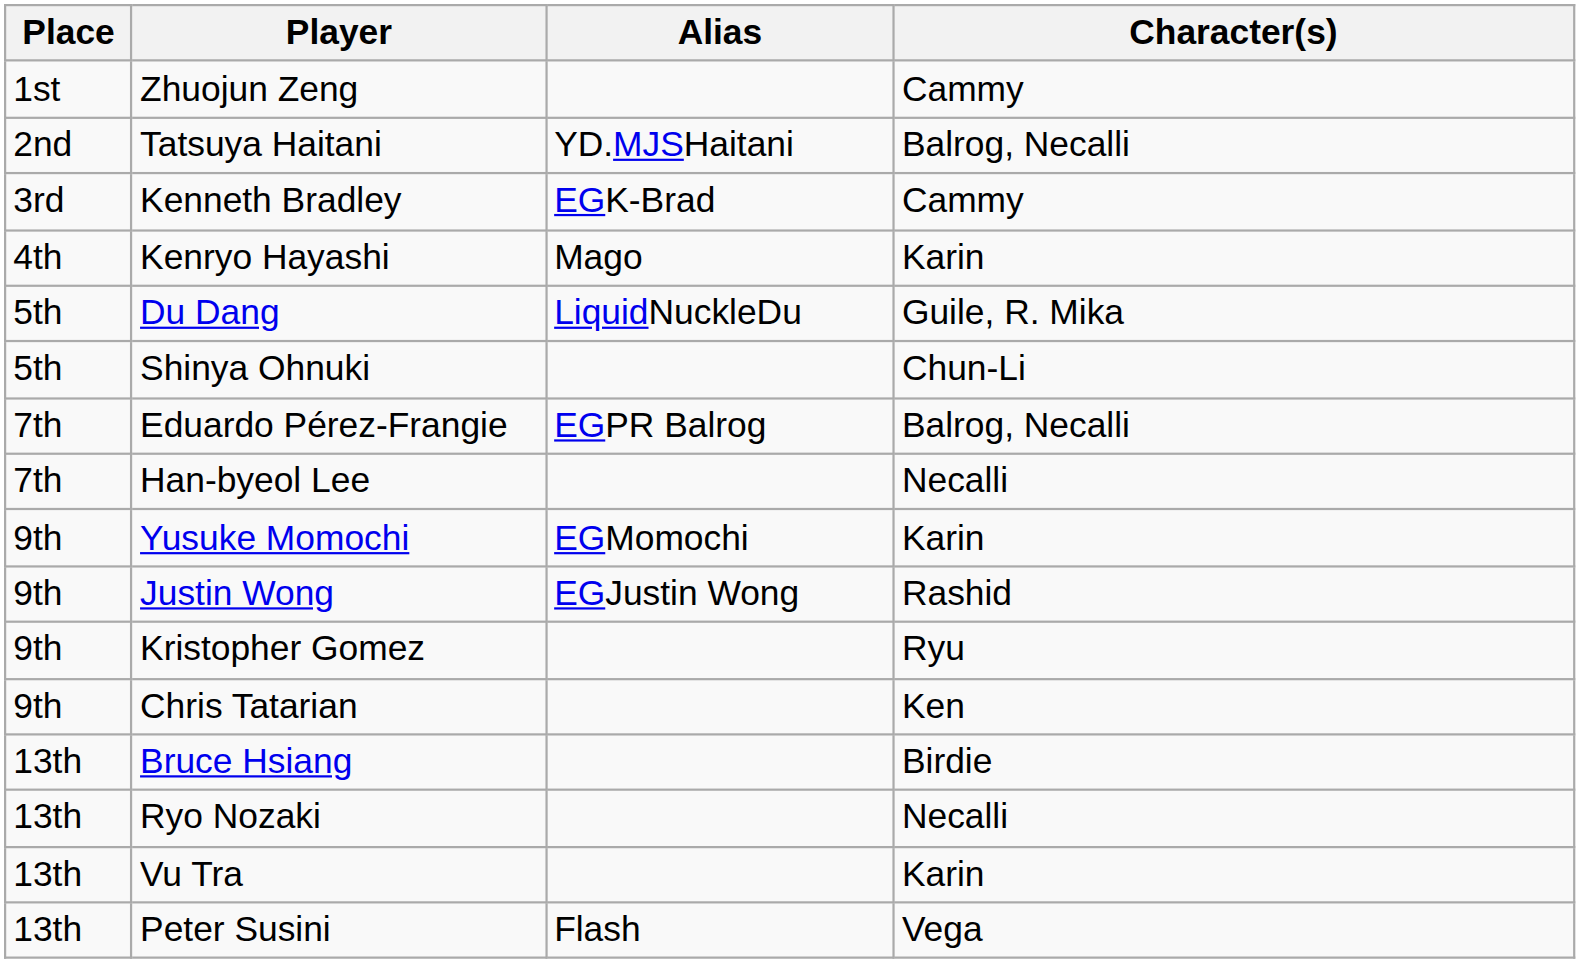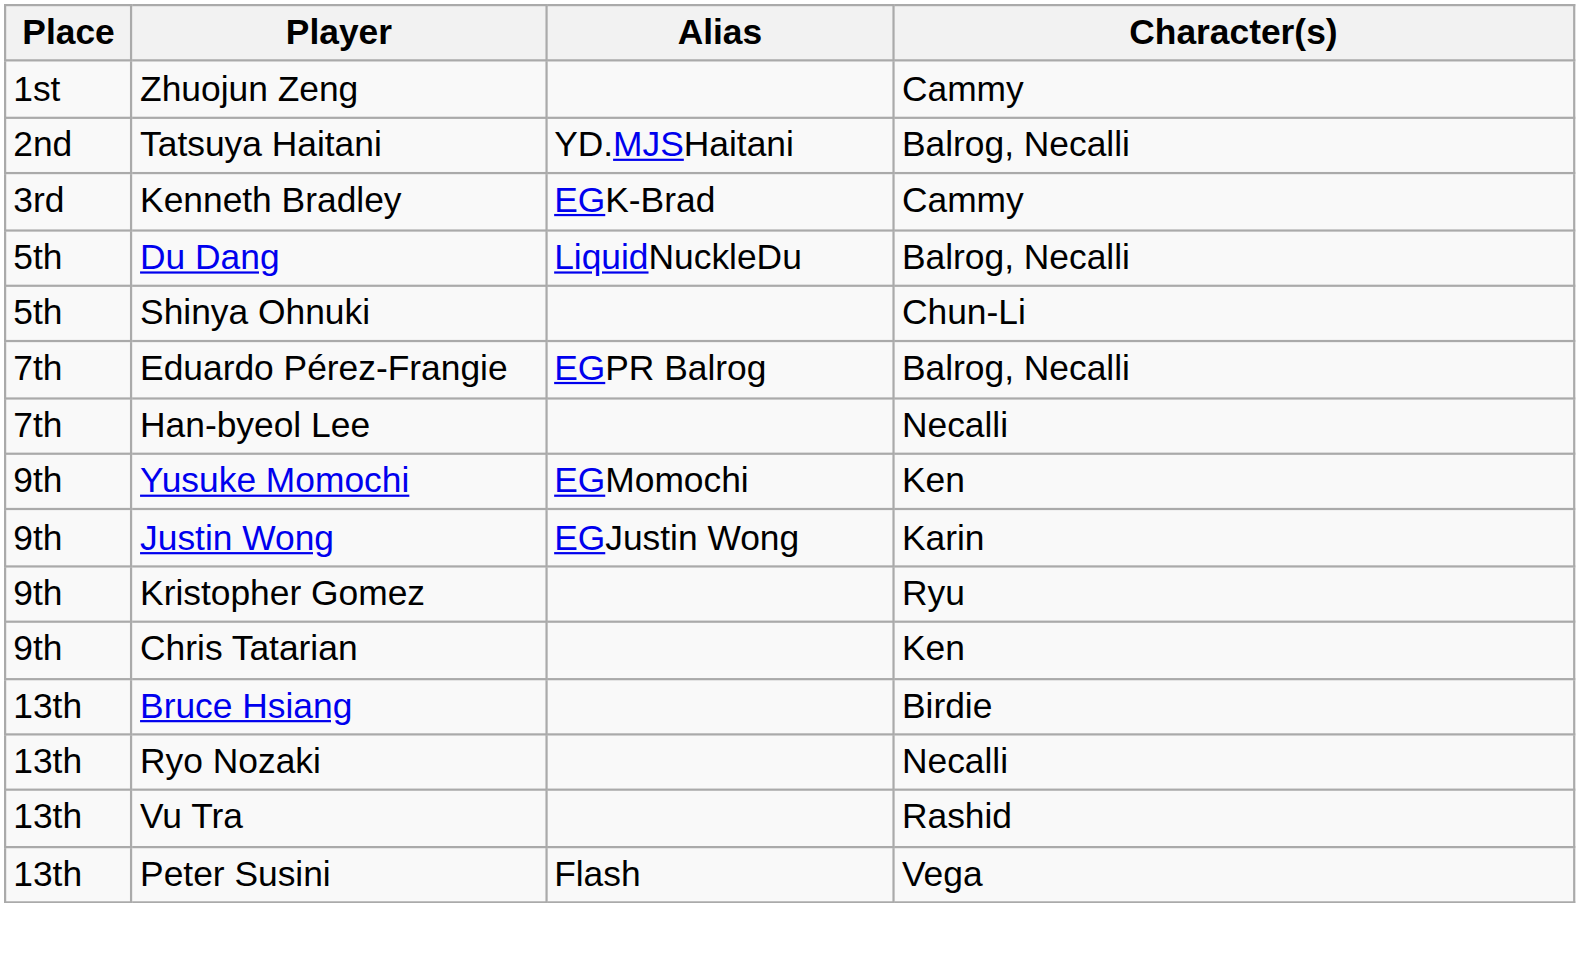- row: (265, 256)
(1013, 312) Guile, R. Mika -> (1016, 256) Balrog, Necalli
(943, 537) Karin -> (933, 481) Ken
(957, 593) Rashid -> (943, 537) Karin
(943, 873) Karin -> (957, 817) Rashid
